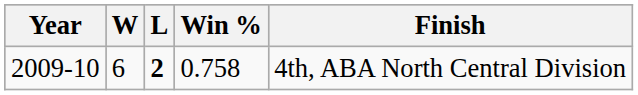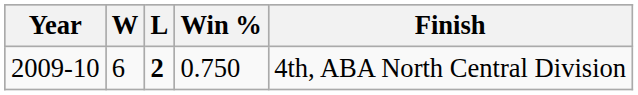(210, 67) 0.758 -> (210, 67) 0.750
